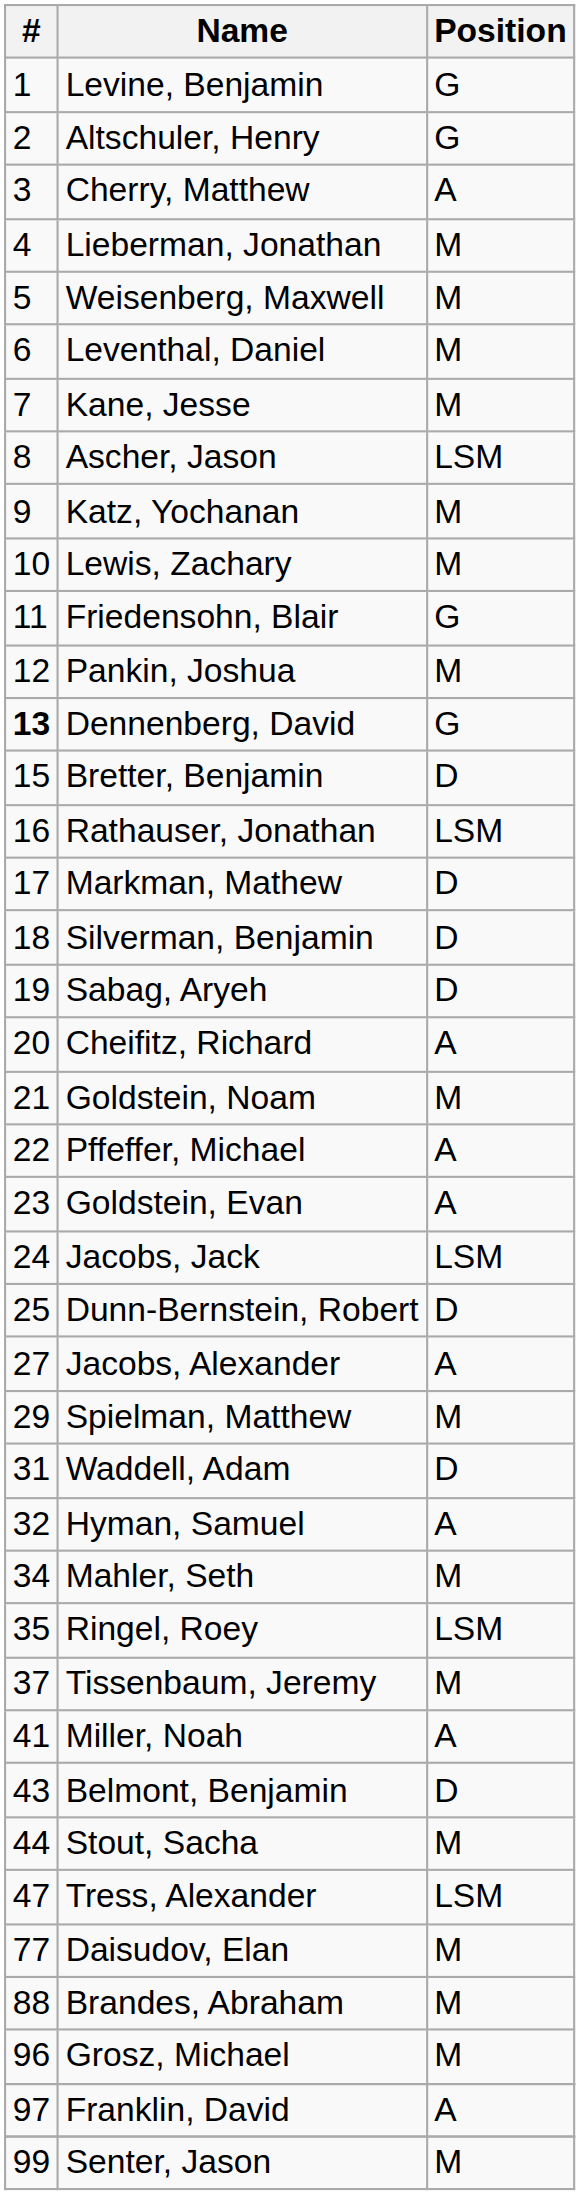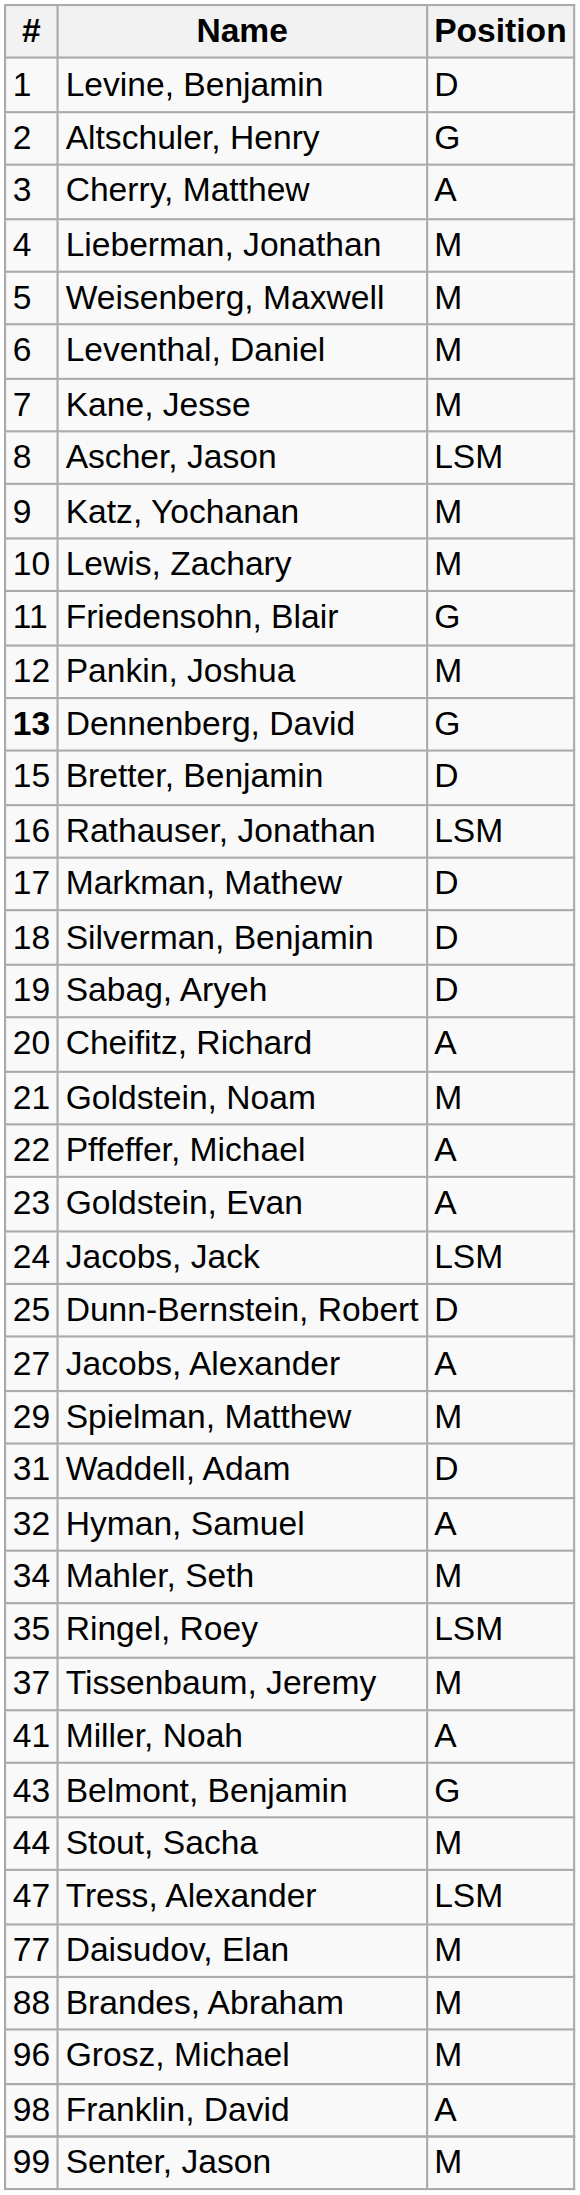(447, 84) G -> (446, 84) D
(446, 1789) D -> (447, 1789) G
(31, 2109) 97 -> (31, 2109) 98
